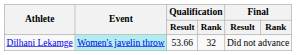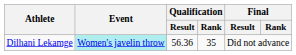(182, 43) 53.66 -> (182, 43) 56.36
(211, 43) 32 -> (211, 43) 35
